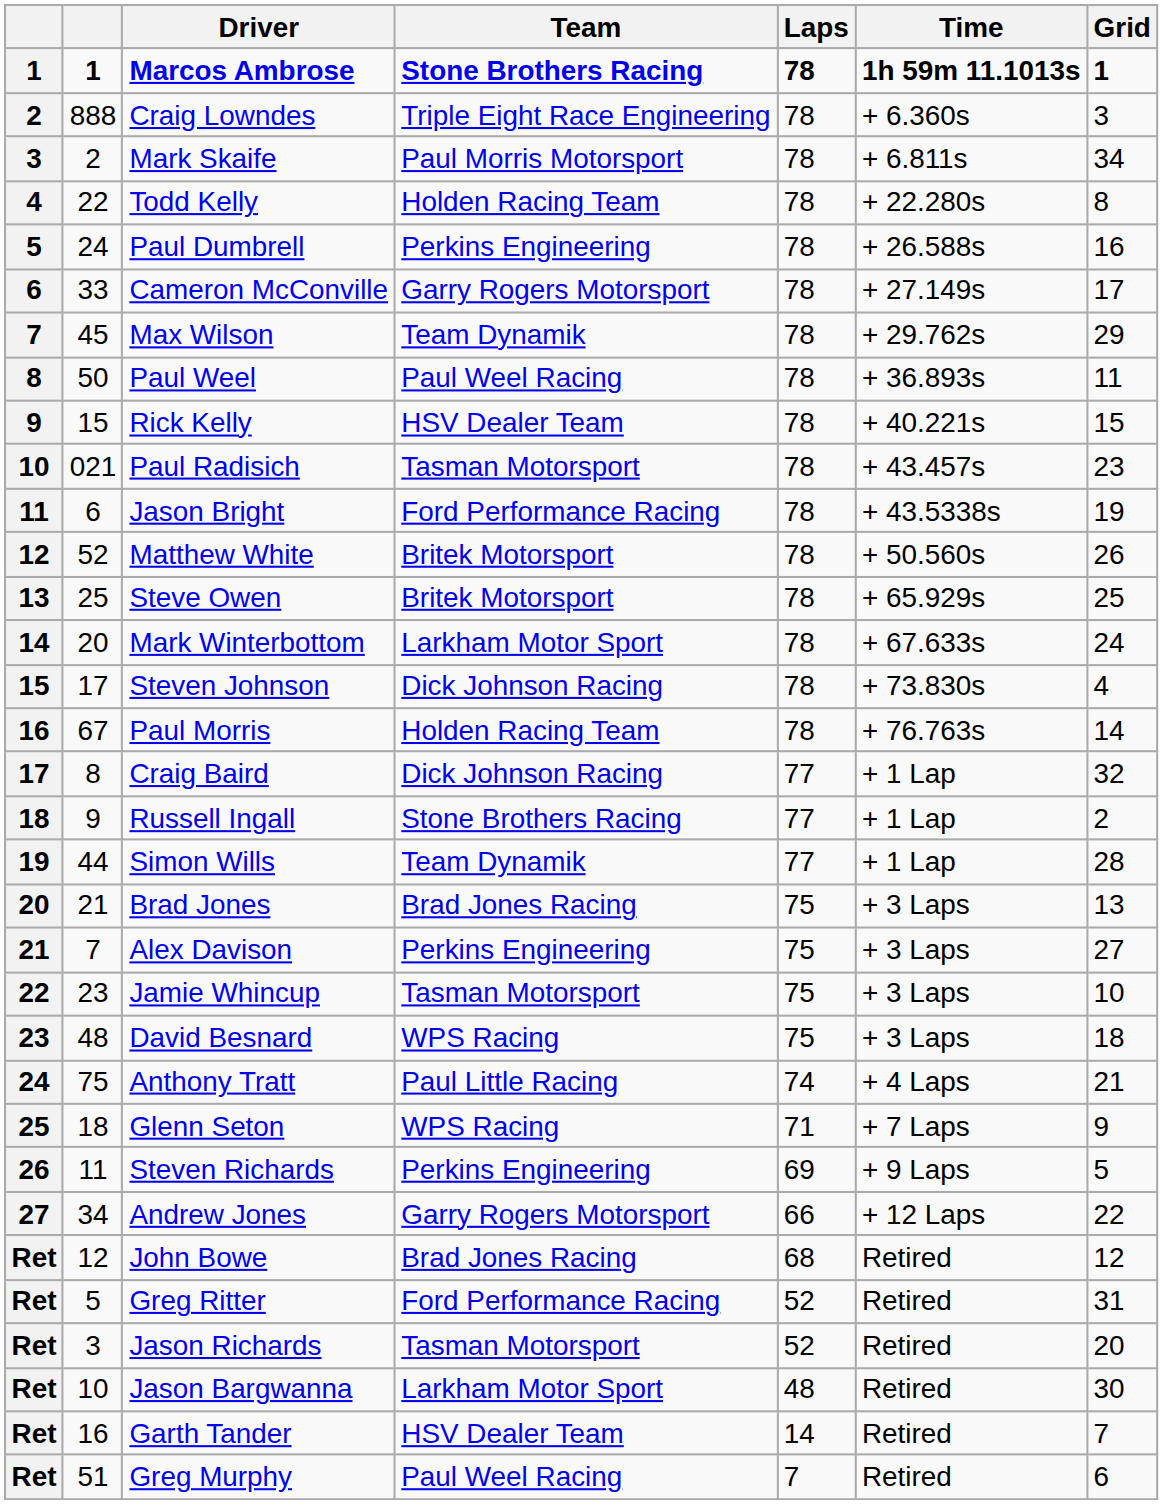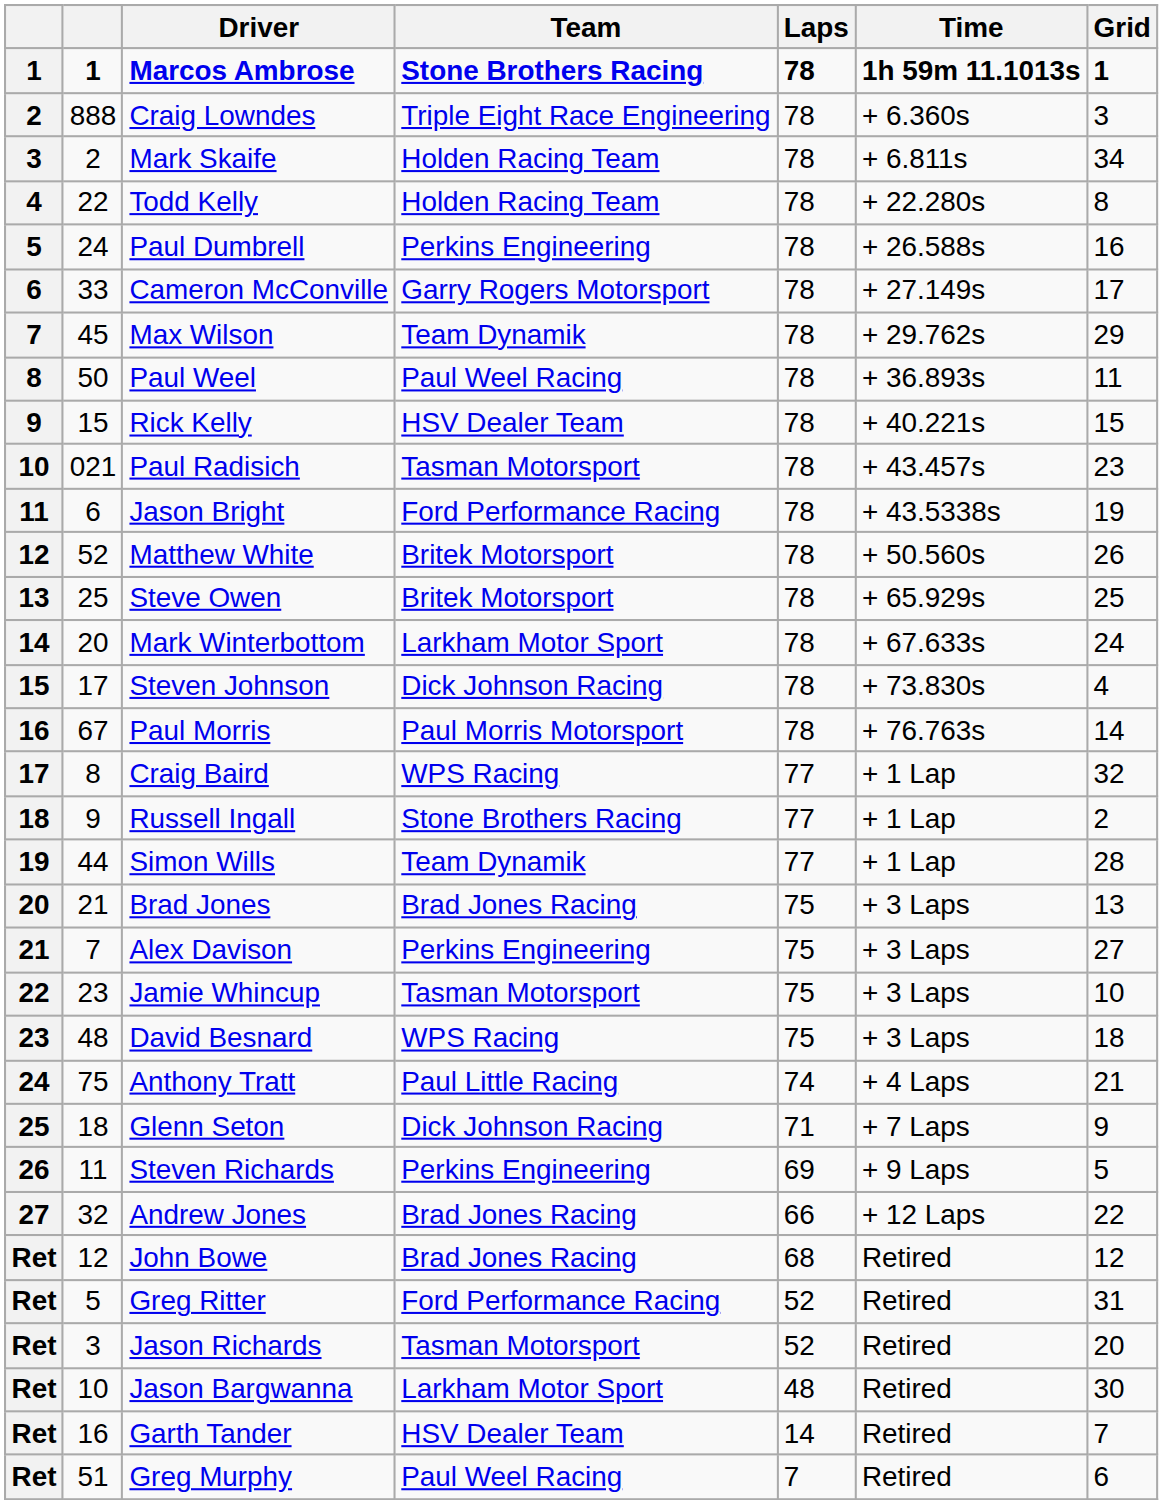(542, 158) Paul Morris Motorsport -> (530, 158) Holden Racing Team
(530, 730) Holden Racing Team -> (542, 730) Paul Morris Motorsport
(532, 774) Dick Johnson Racing -> (480, 774) WPS Racing
(480, 1125) WPS Racing -> (532, 1125) Dick Johnson Racing
(93, 1213) 34 -> (93, 1213) 32
(555, 1213) Garry Rogers Motorsport -> (519, 1213) Brad Jones Racing
